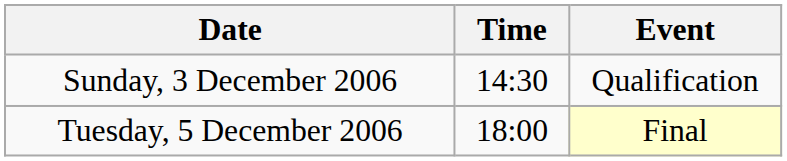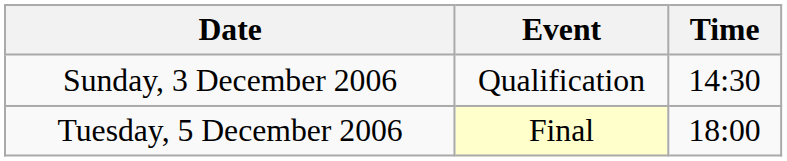columns swapped: (512, 29) <-> (675, 29)
